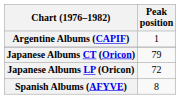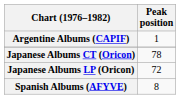(157, 54) 79 -> (157, 54) 78
